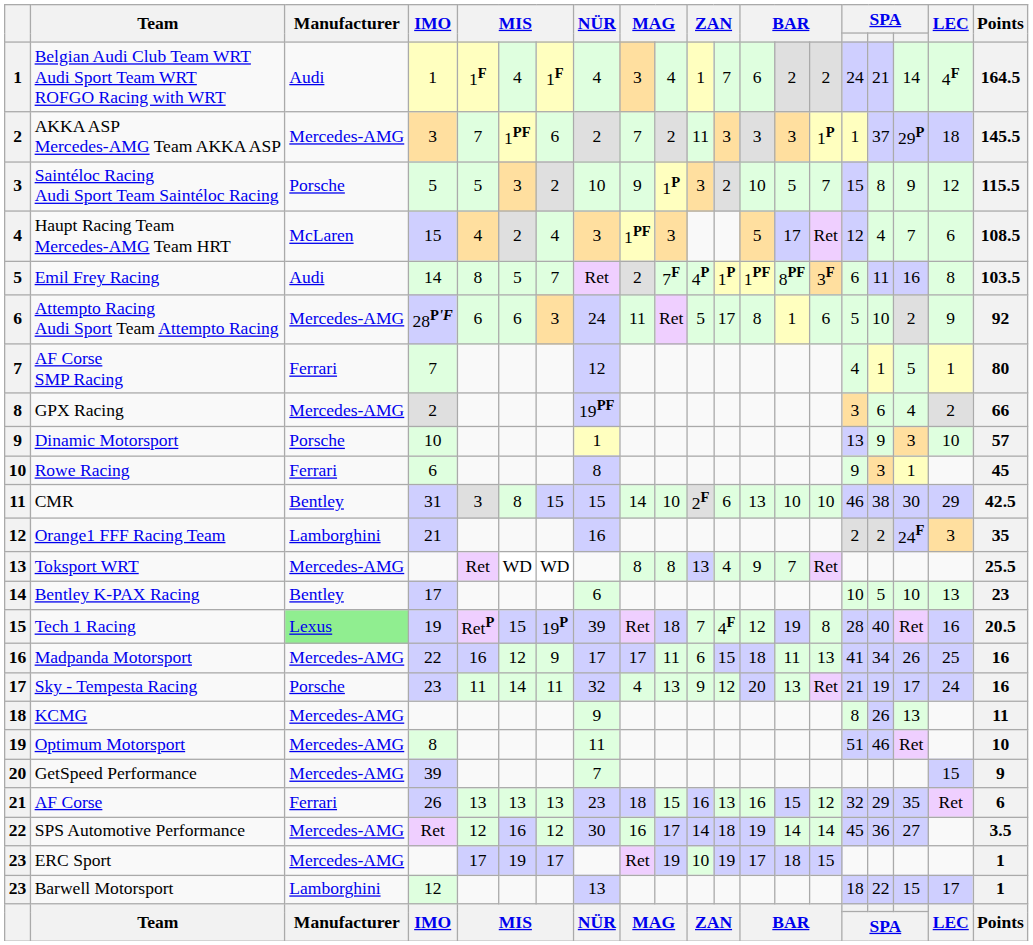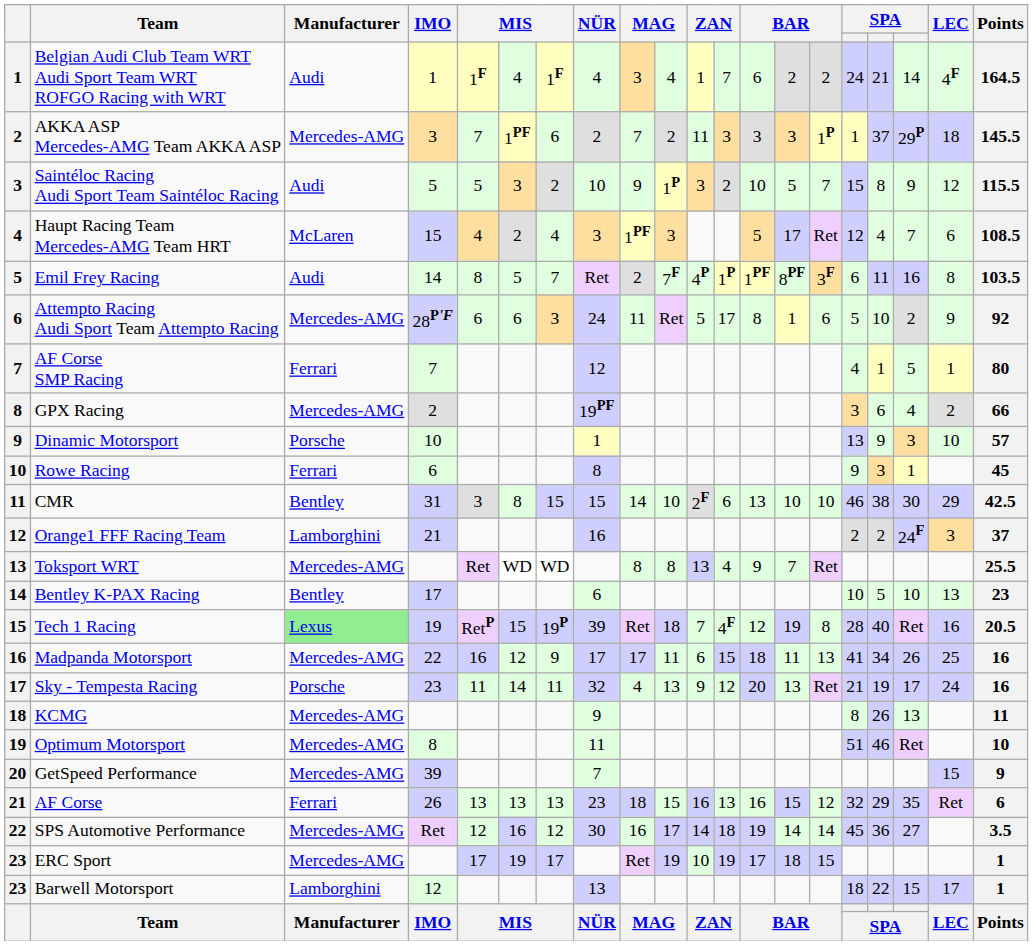(317, 185) Porsche -> (307, 185) Audi
(1000, 534) 35 -> (1000, 534) 37
